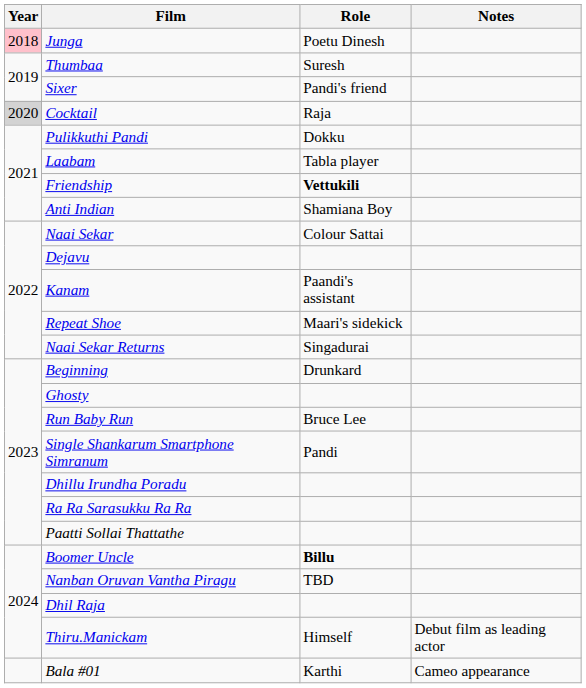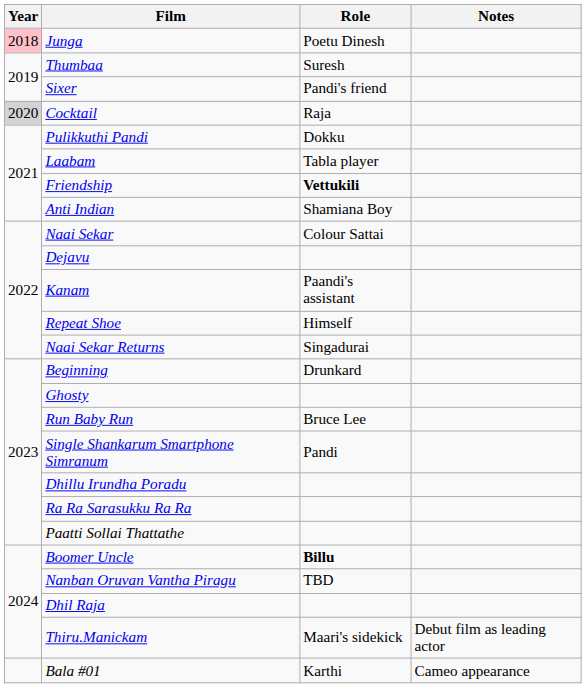(353, 322) Maari's sidekick -> (328, 322) Himself
(328, 637) Himself -> (353, 637) Maari's sidekick
